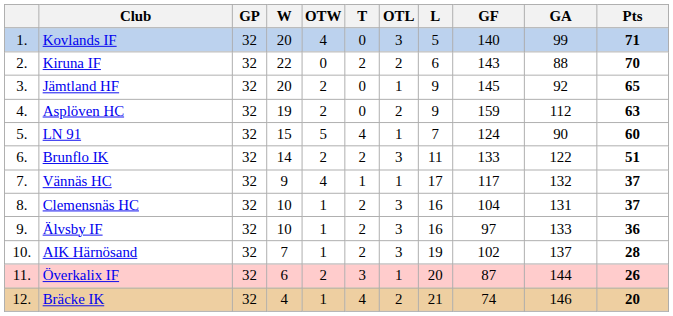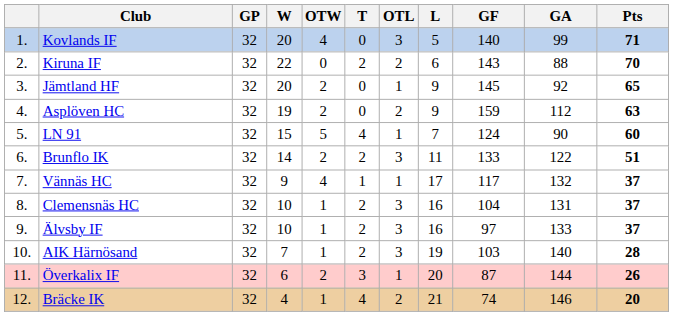(633, 228) 36 -> (633, 228) 37
(489, 252) 102 -> (489, 252) 103
(561, 252) 137 -> (561, 252) 140
